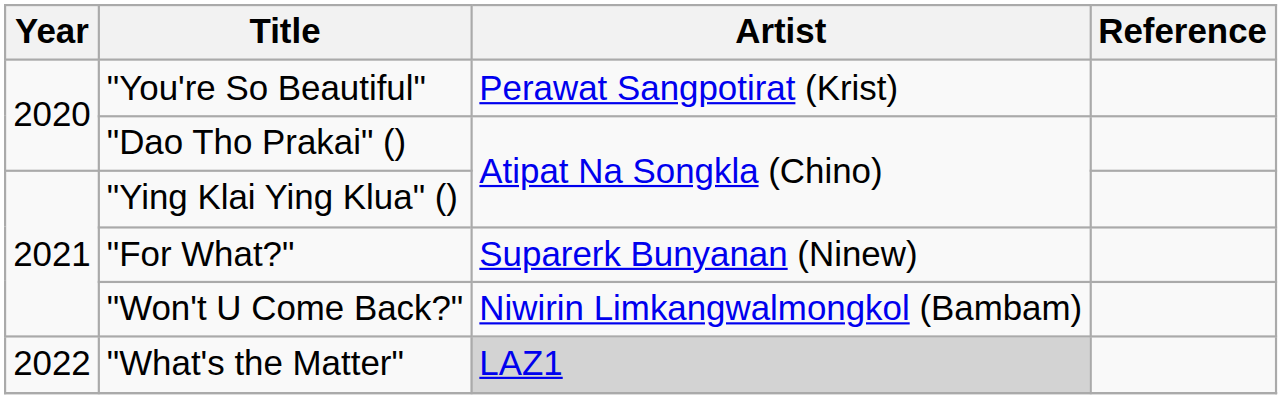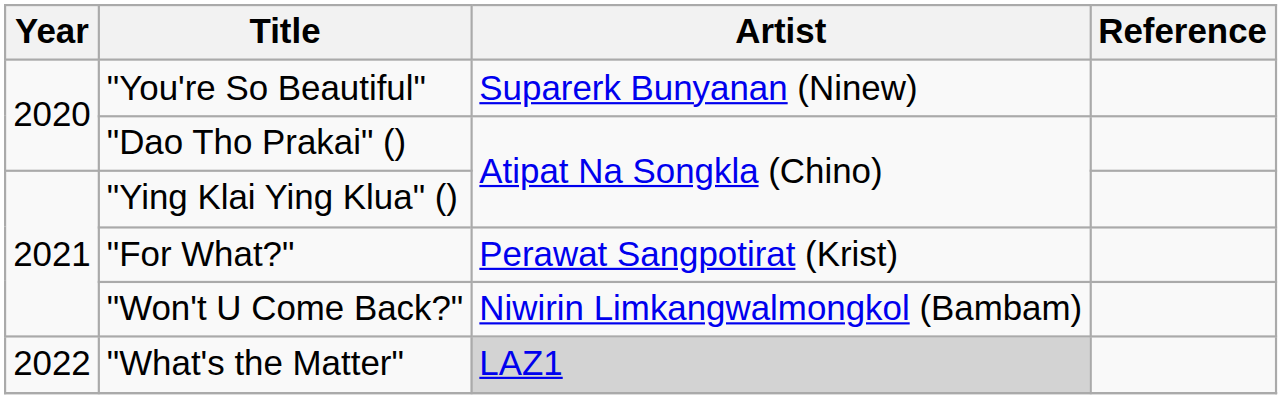(689, 87) Perawat Sangpotirat (Krist) -> (698, 87) Suparerk Bunyanan (Ninew)
(698, 253) Suparerk Bunyanan (Ninew) -> (689, 253) Perawat Sangpotirat (Krist)
